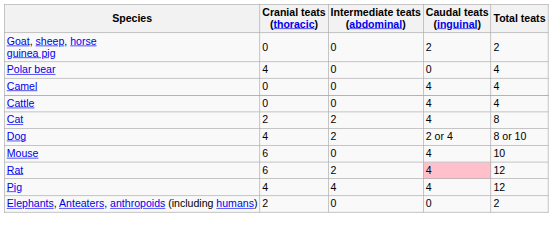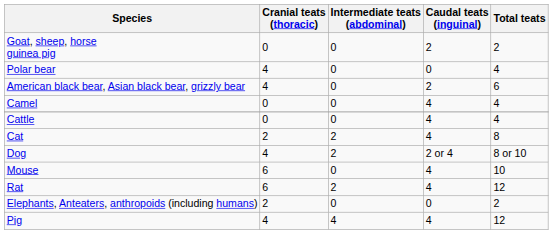+ row: (126, 86)
(429, 170) pink background -> (429, 187) no background
rows swapped: (14, 187) <-> (132, 204)
